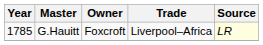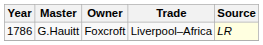(20, 31) 1785 -> (20, 31) 1786
